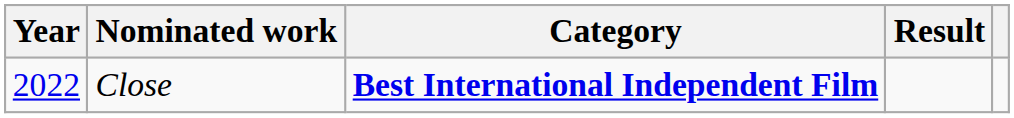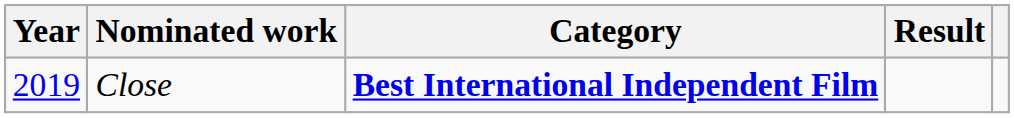(46, 84) 2022 -> (46, 84) 2019
